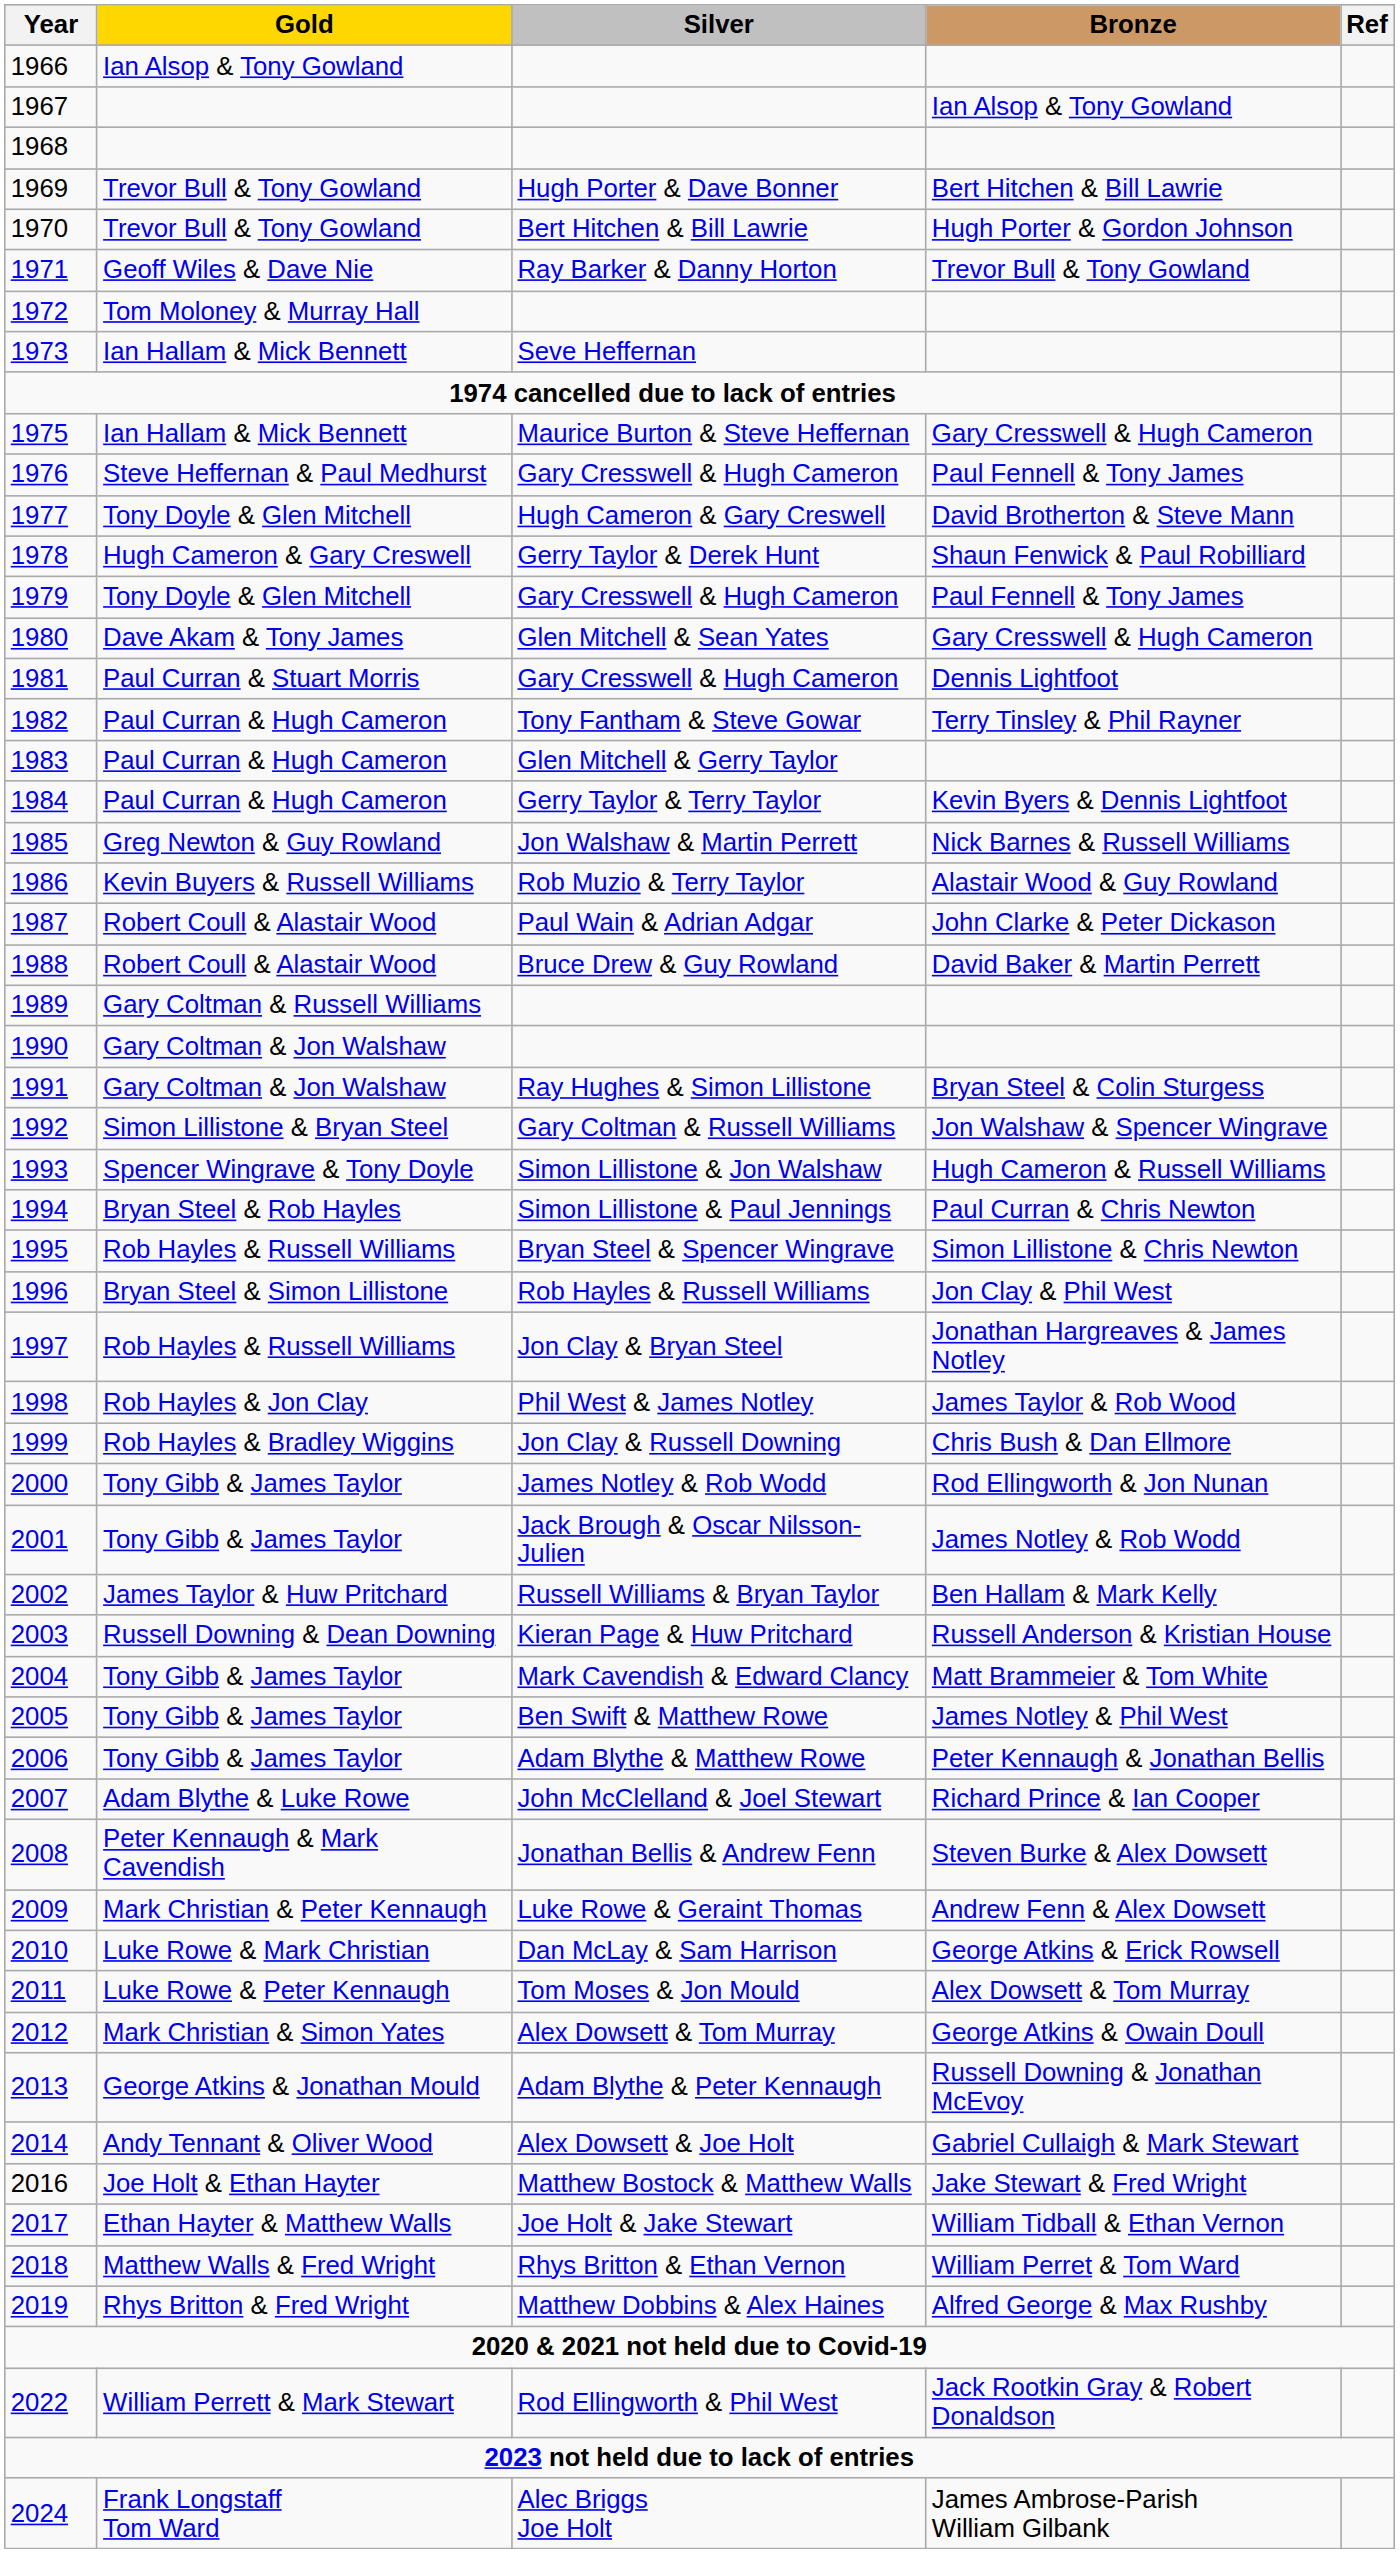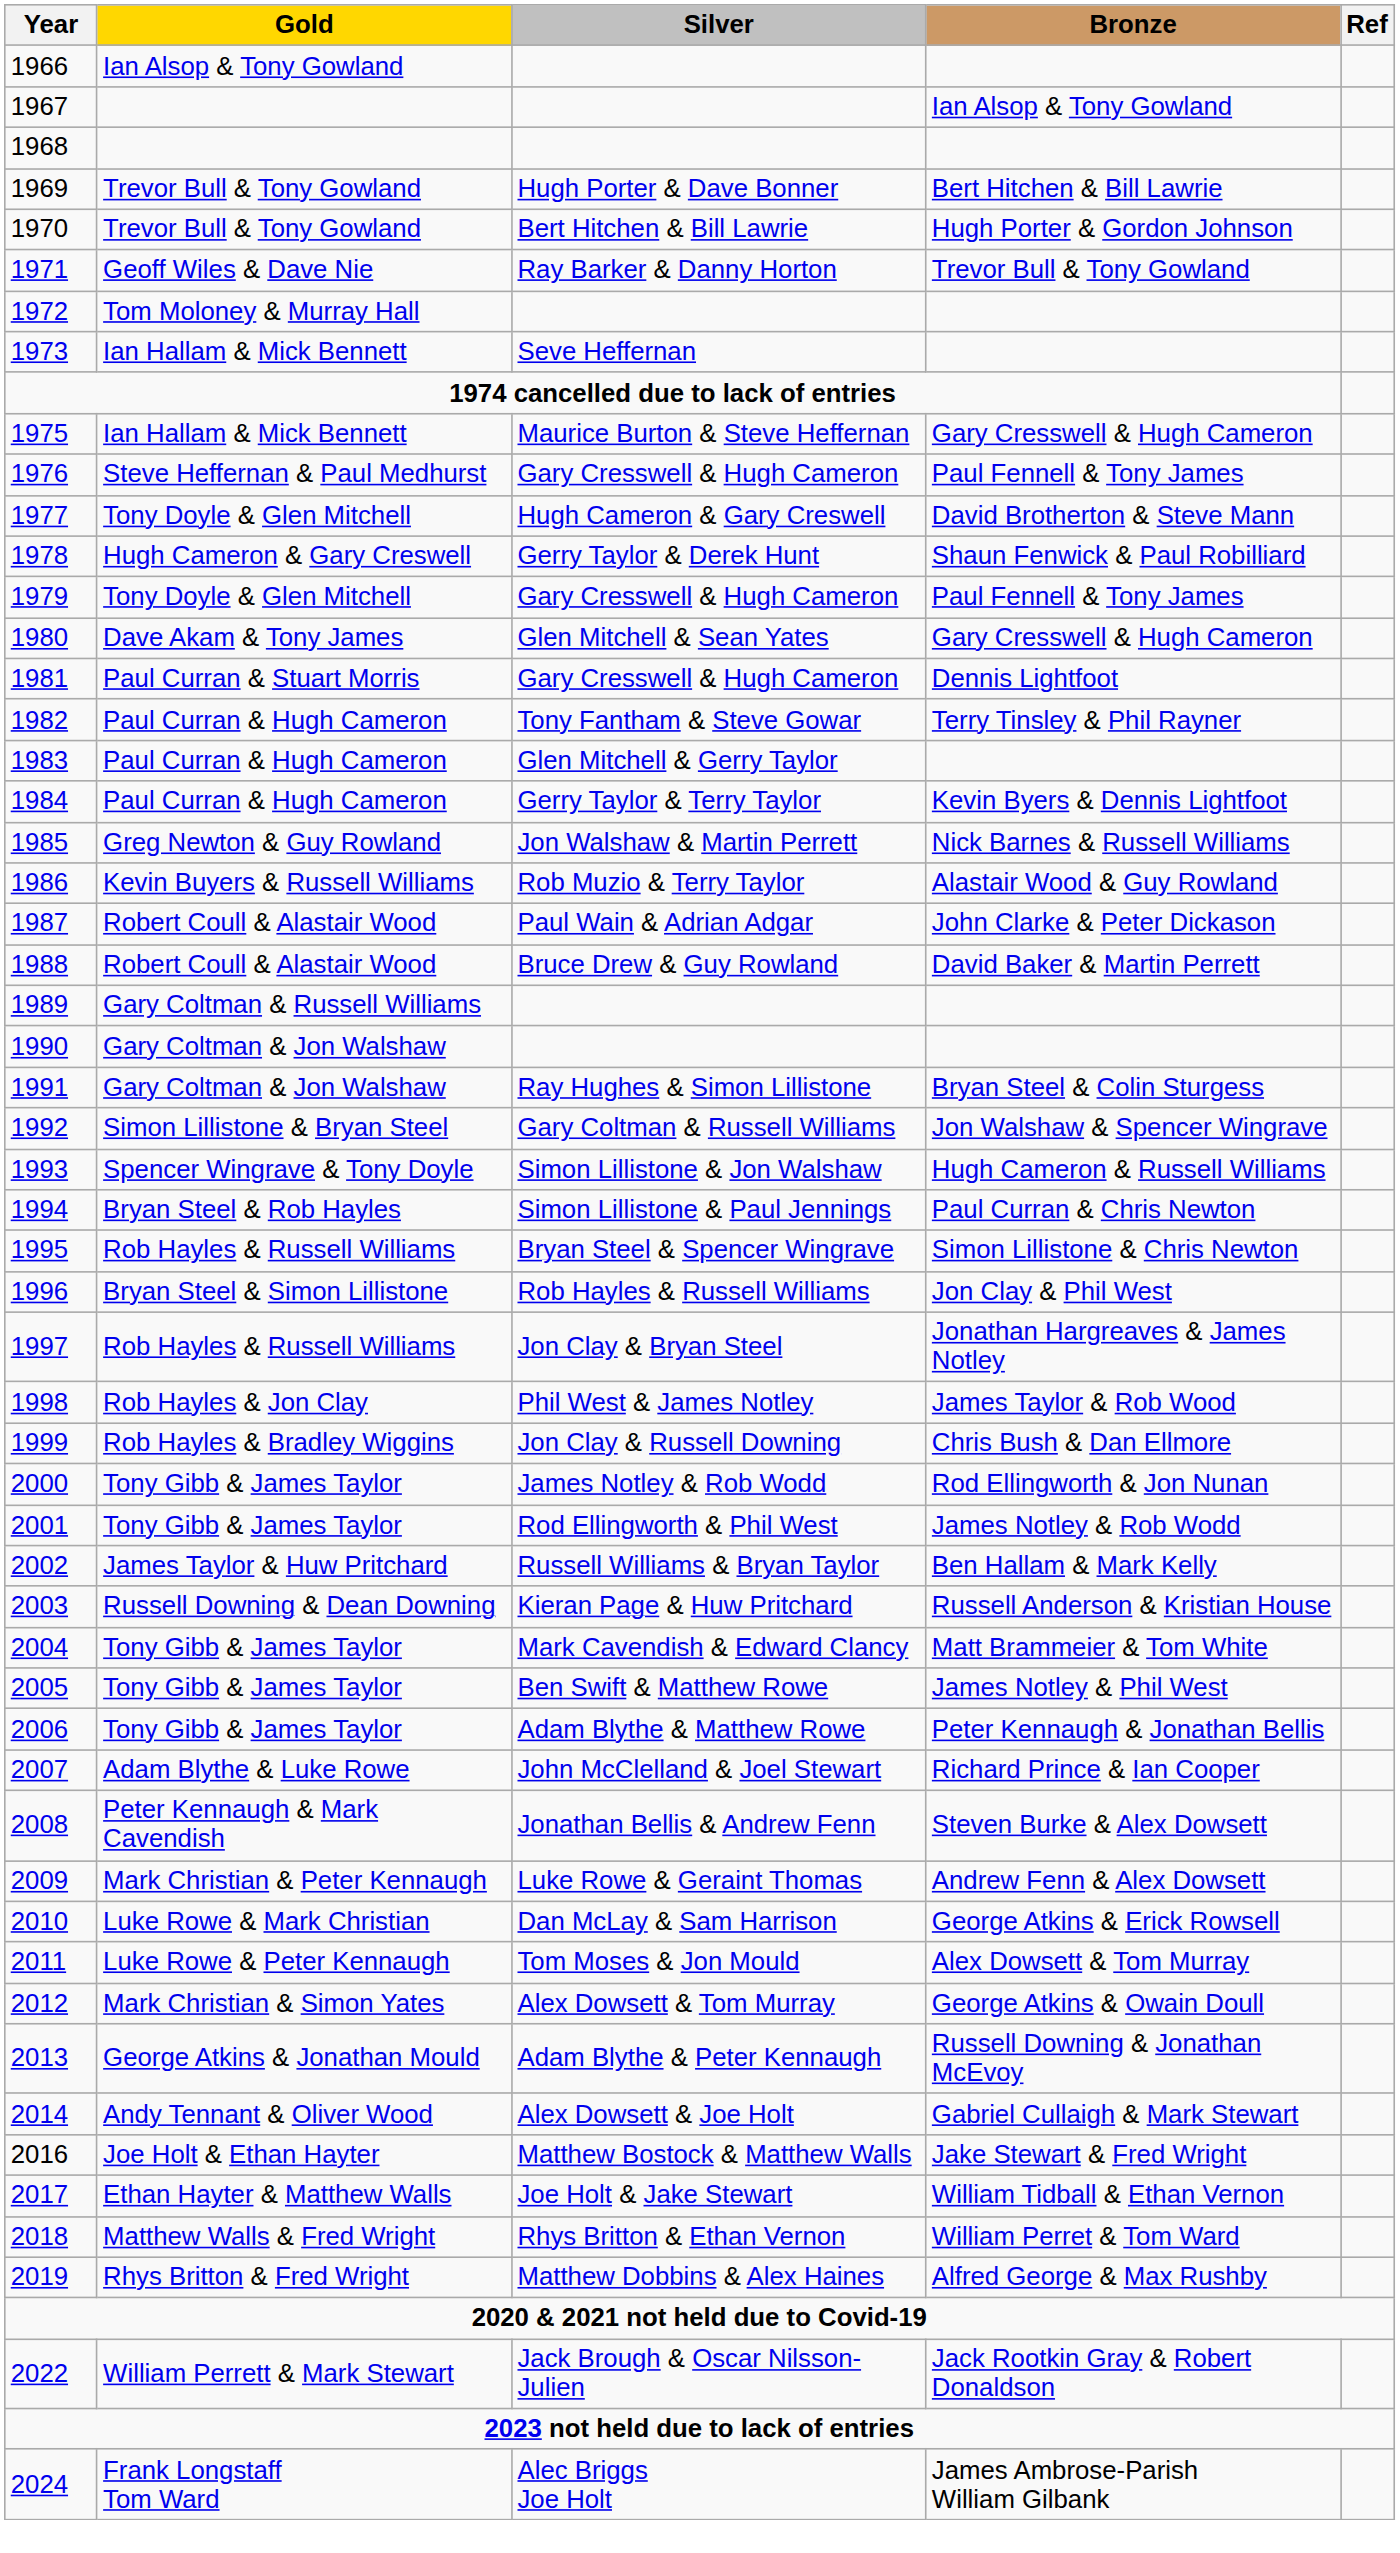(689, 1539) Jack Brough & Oscar Nilsson-Julien -> (678, 1524) Rod Ellingworth & Phil West
(678, 2402) Rod Ellingworth & Phil West -> (689, 2373) Jack Brough & Oscar Nilsson-Julien
